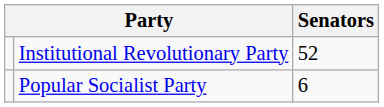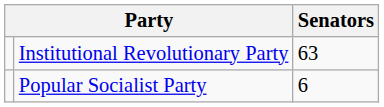(308, 53) 52 -> (308, 53) 63
